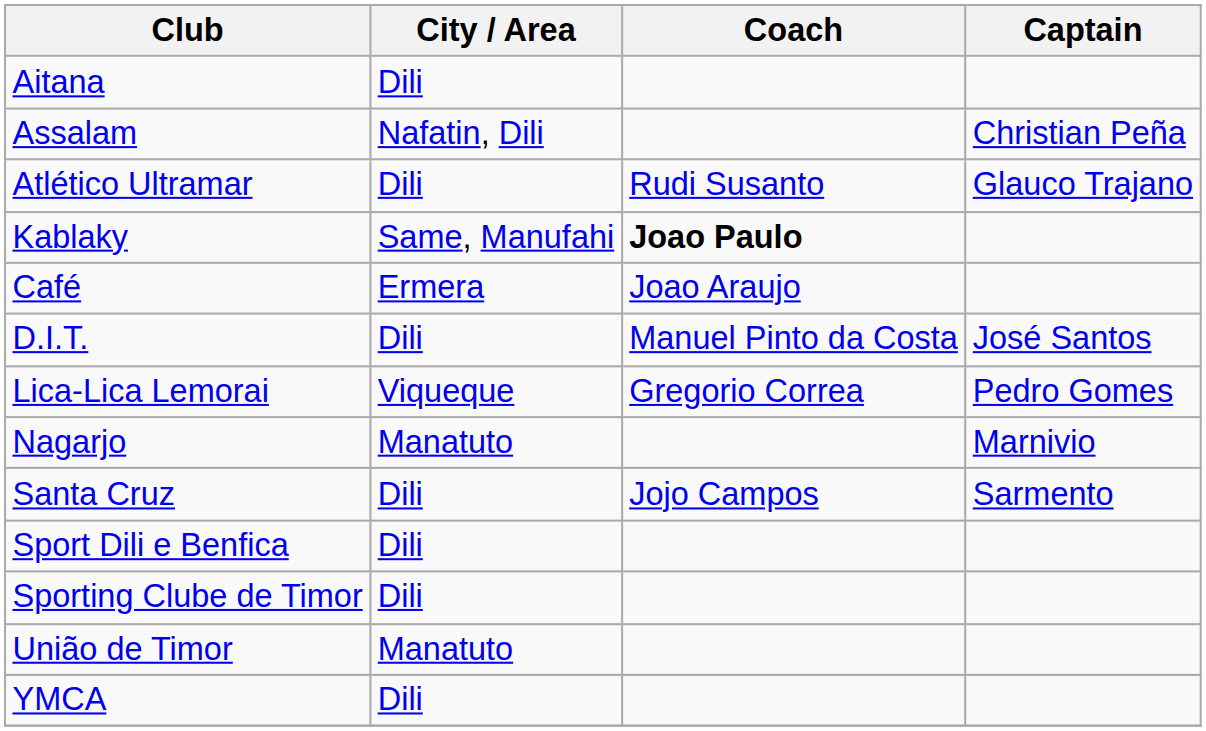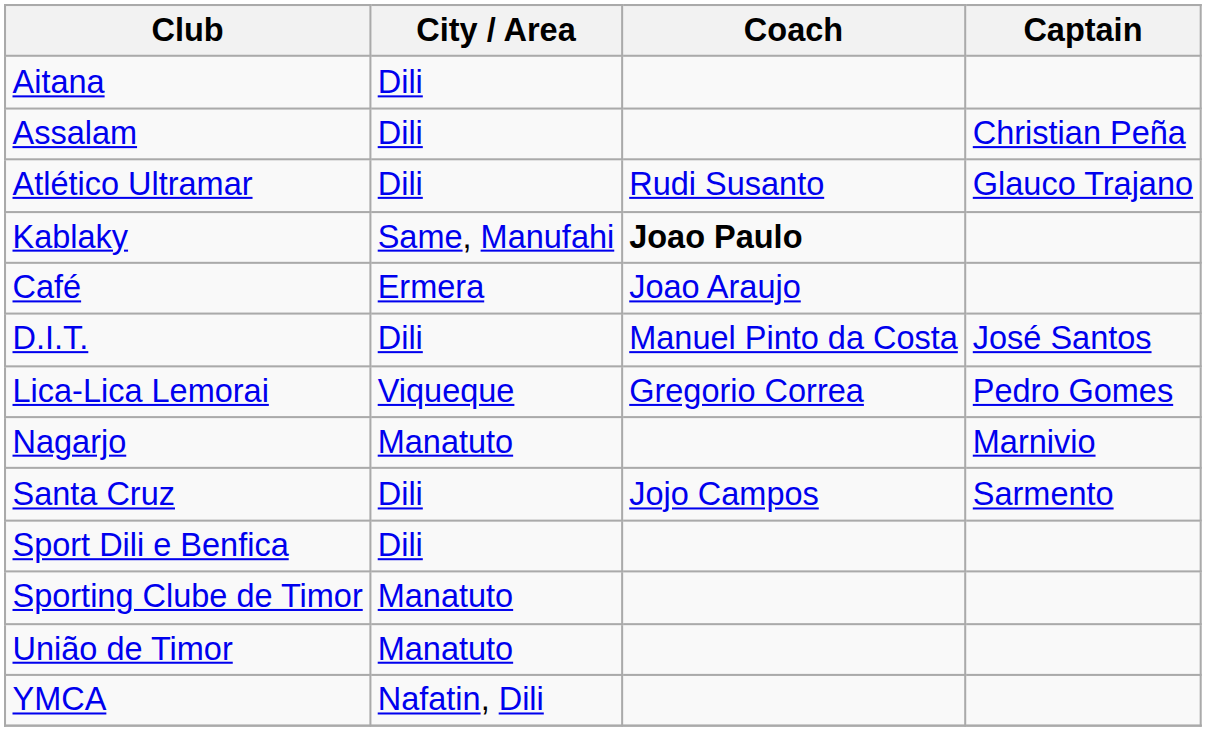(461, 133) Nafatin, Dili -> (400, 133) Dili
(400, 596) Dili -> (445, 596) Manatuto
(400, 699) Dili -> (461, 699) Nafatin, Dili
